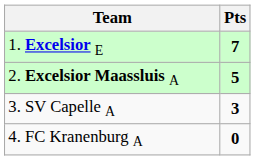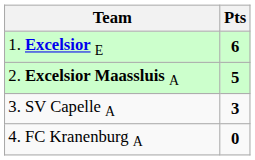(235, 46) 7 -> (235, 46) 6
